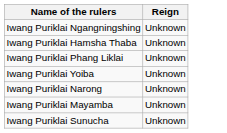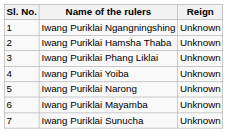+ column: (22, 12)
